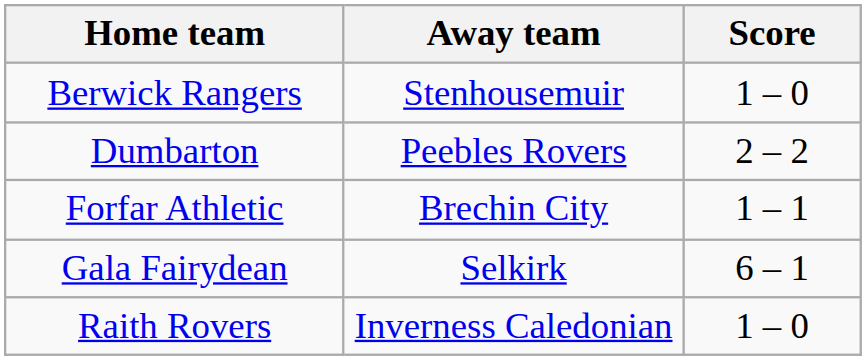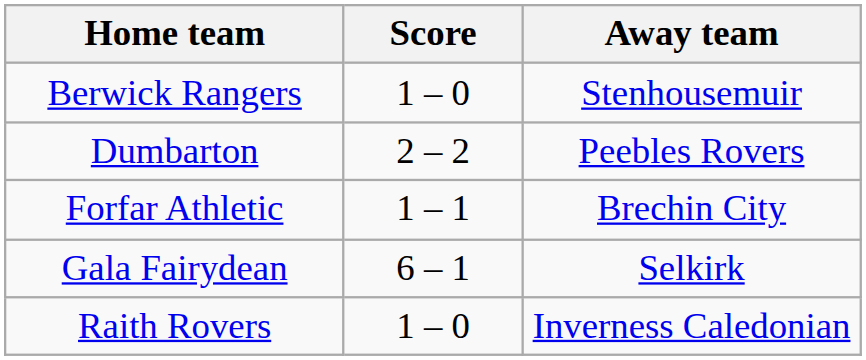columns swapped: (772, 33) <-> (514, 33)
